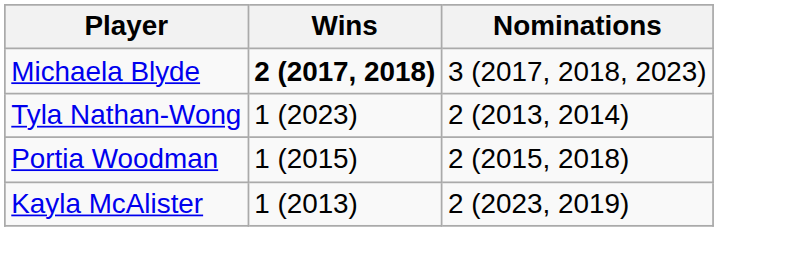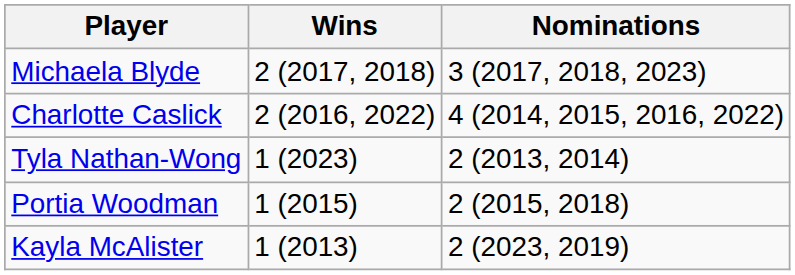(345, 70) bold -> (345, 70) normal
+ row: (117, 114)
